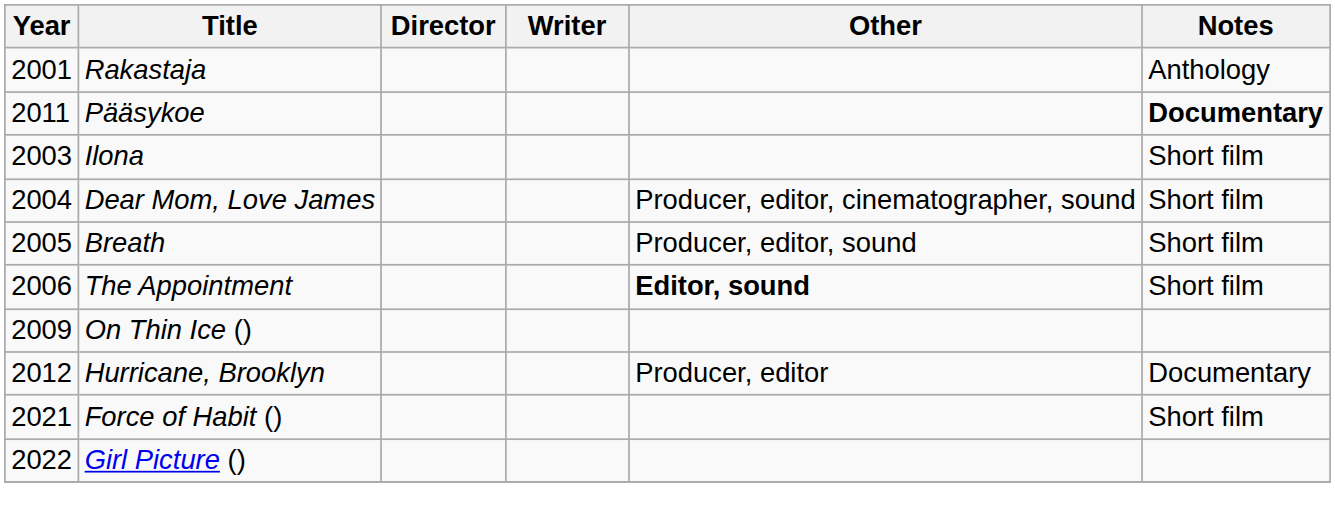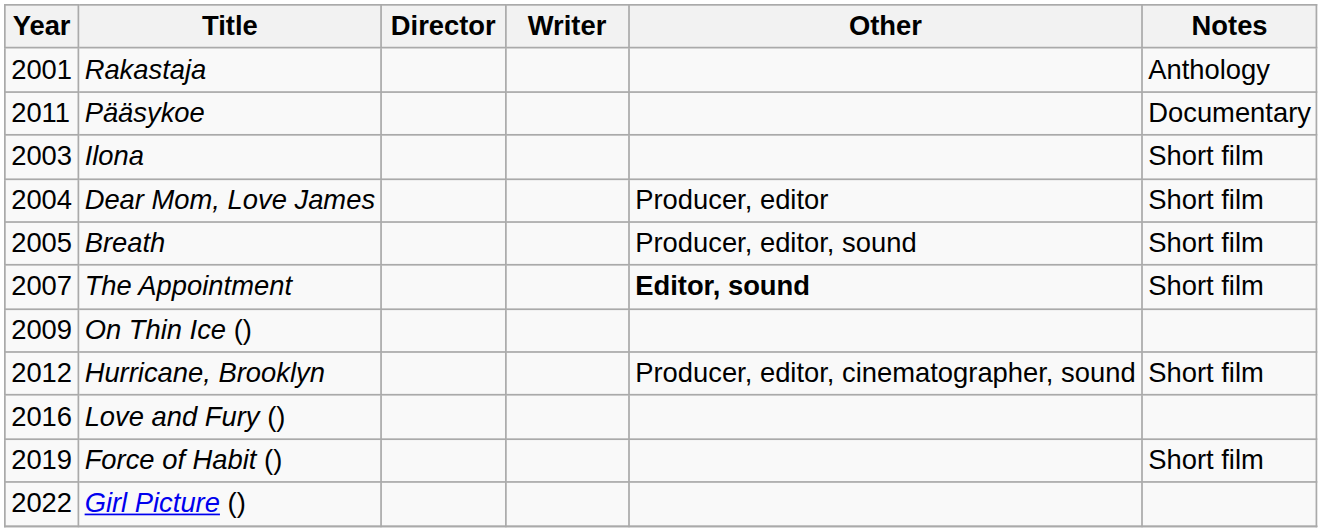(1236, 112) bold -> (1230, 112) normal
(885, 199) Producer, editor, cinematographer, sound -> (732, 199) Producer, editor
(42, 286) 2006 -> (42, 286) 2007
(732, 373) Producer, editor -> (885, 373) Producer, editor, cinematographer, sound
(1230, 373) Documentary -> (1206, 373) Short film
+ row: (185, 416)
(42, 416) 2021 -> (42, 460) 2019
